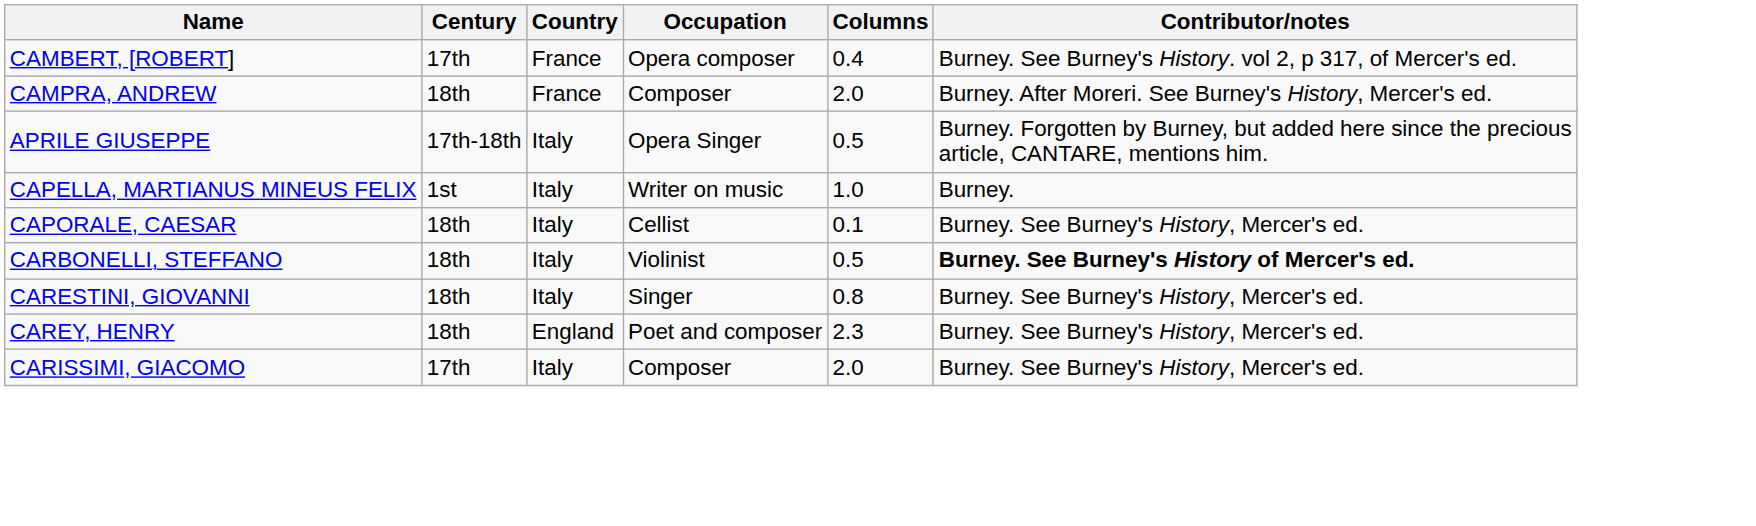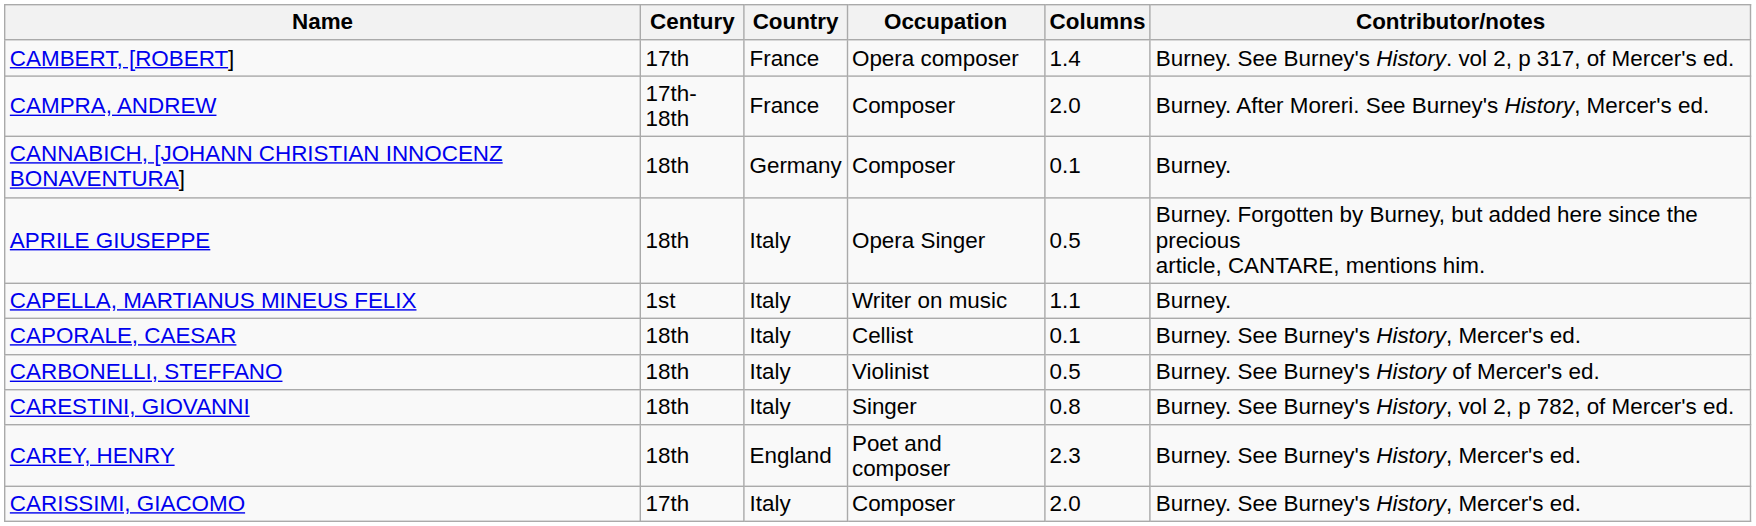(848, 57) 0.4 -> (1065, 57) 1.4
(449, 93) 18th -> (671, 105) 17th-18th
+ row: (256, 166)
(474, 141) 17th-18th -> (667, 239) 18th
(848, 189) 1.0 -> (1065, 300) 1.1
(1177, 260) bold -> (1378, 371) normal
(1151, 296) Burney. See Burney's History, Mercer's ed. -> (1445, 407) Burney. See Burney's History, vol 2, p 782, of Mercer's ed.
